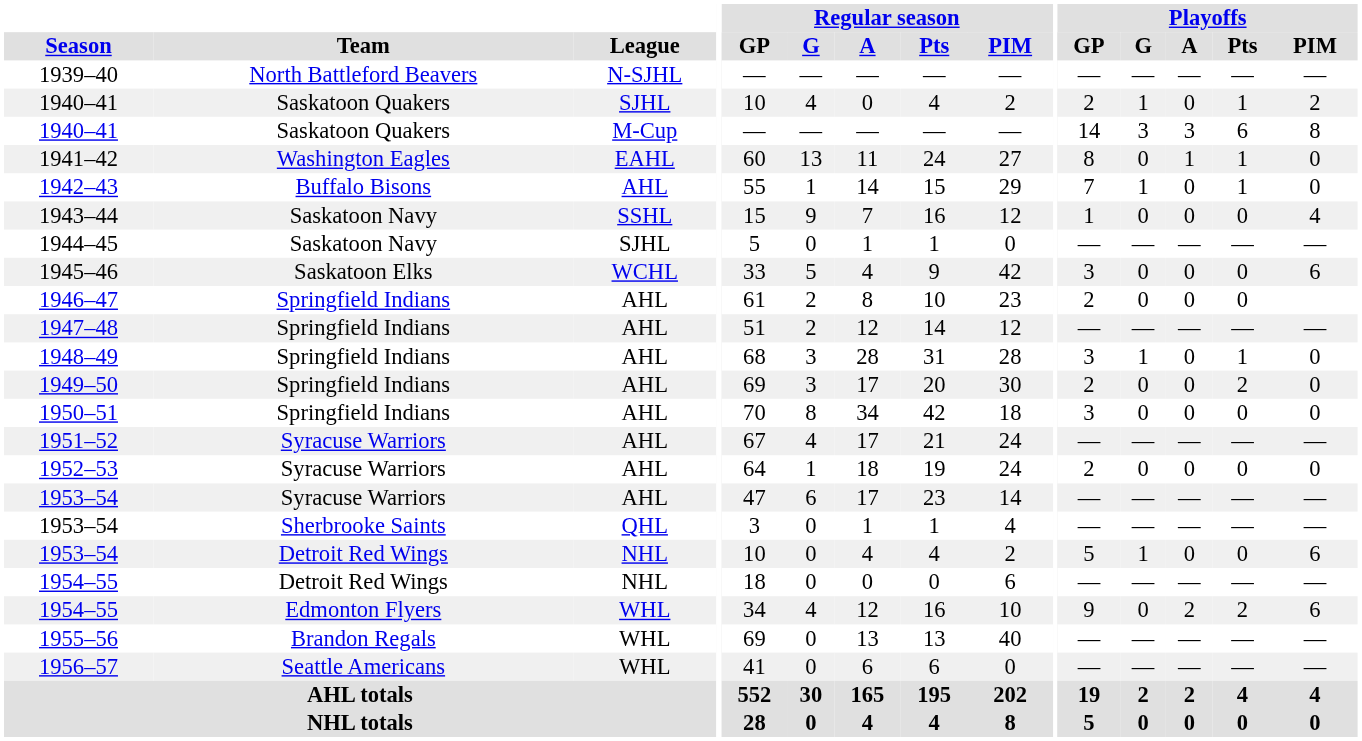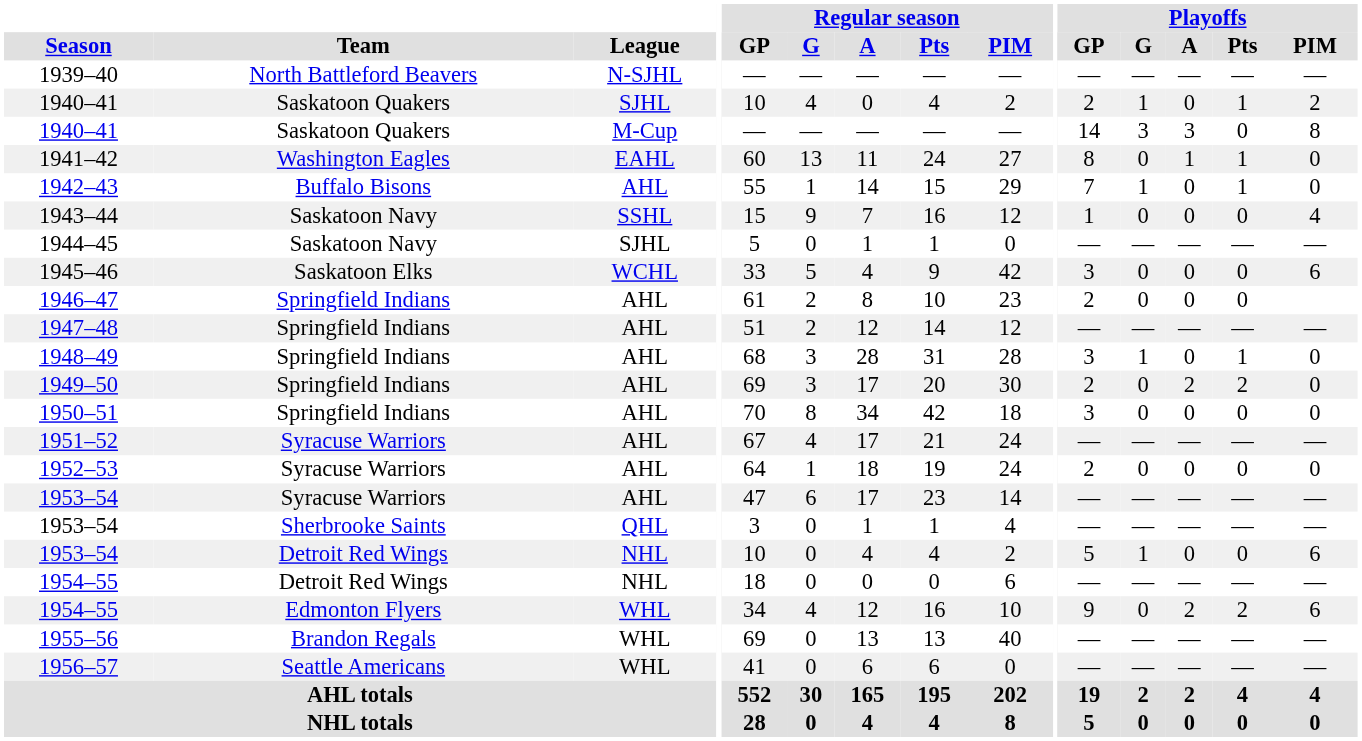(1242, 130) 6 -> (1242, 130) 0
(1189, 384) 0 -> (1189, 384) 2
